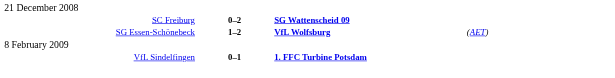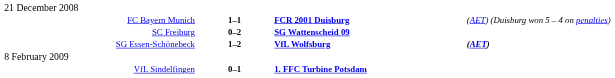+ row: (161, 20)
(478, 32) normal -> (478, 44) bold
